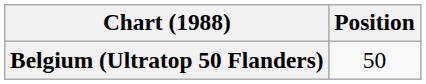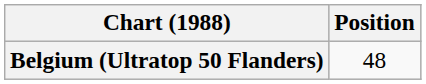(375, 60) 50 -> (375, 60) 48
